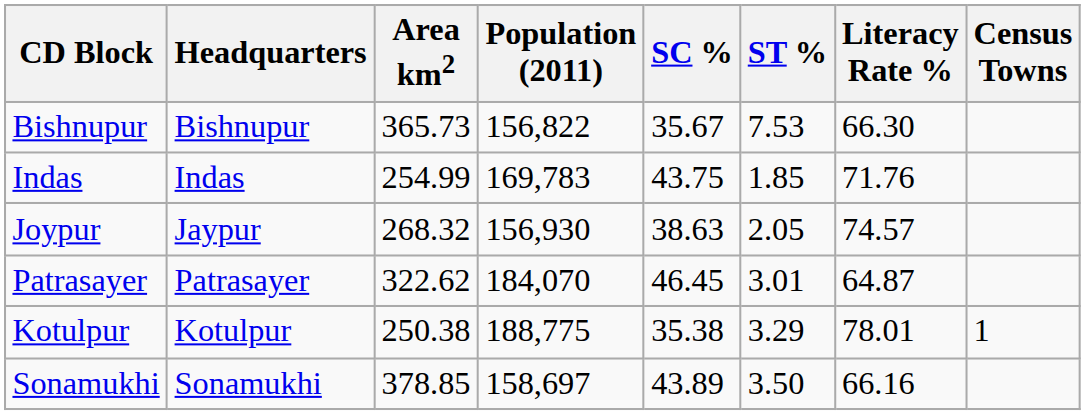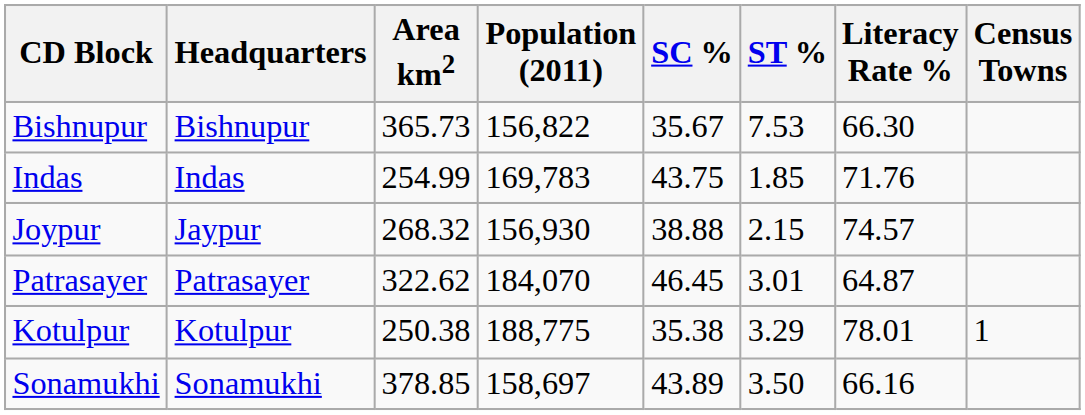(688, 229) 38.63 -> (688, 229) 38.88
(776, 229) 2.05 -> (776, 229) 2.15
